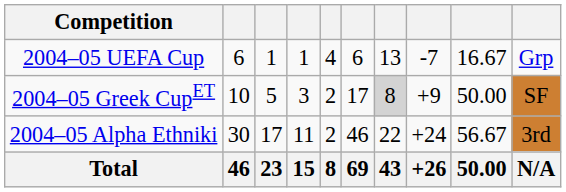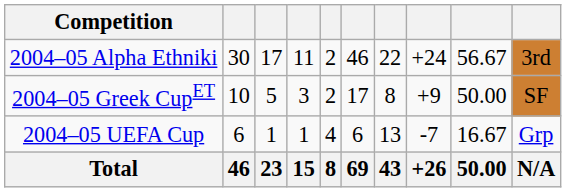rows swapped: (114, 133) <-> (114, 57)
(390, 95) lightgrey background -> (390, 95) no background
